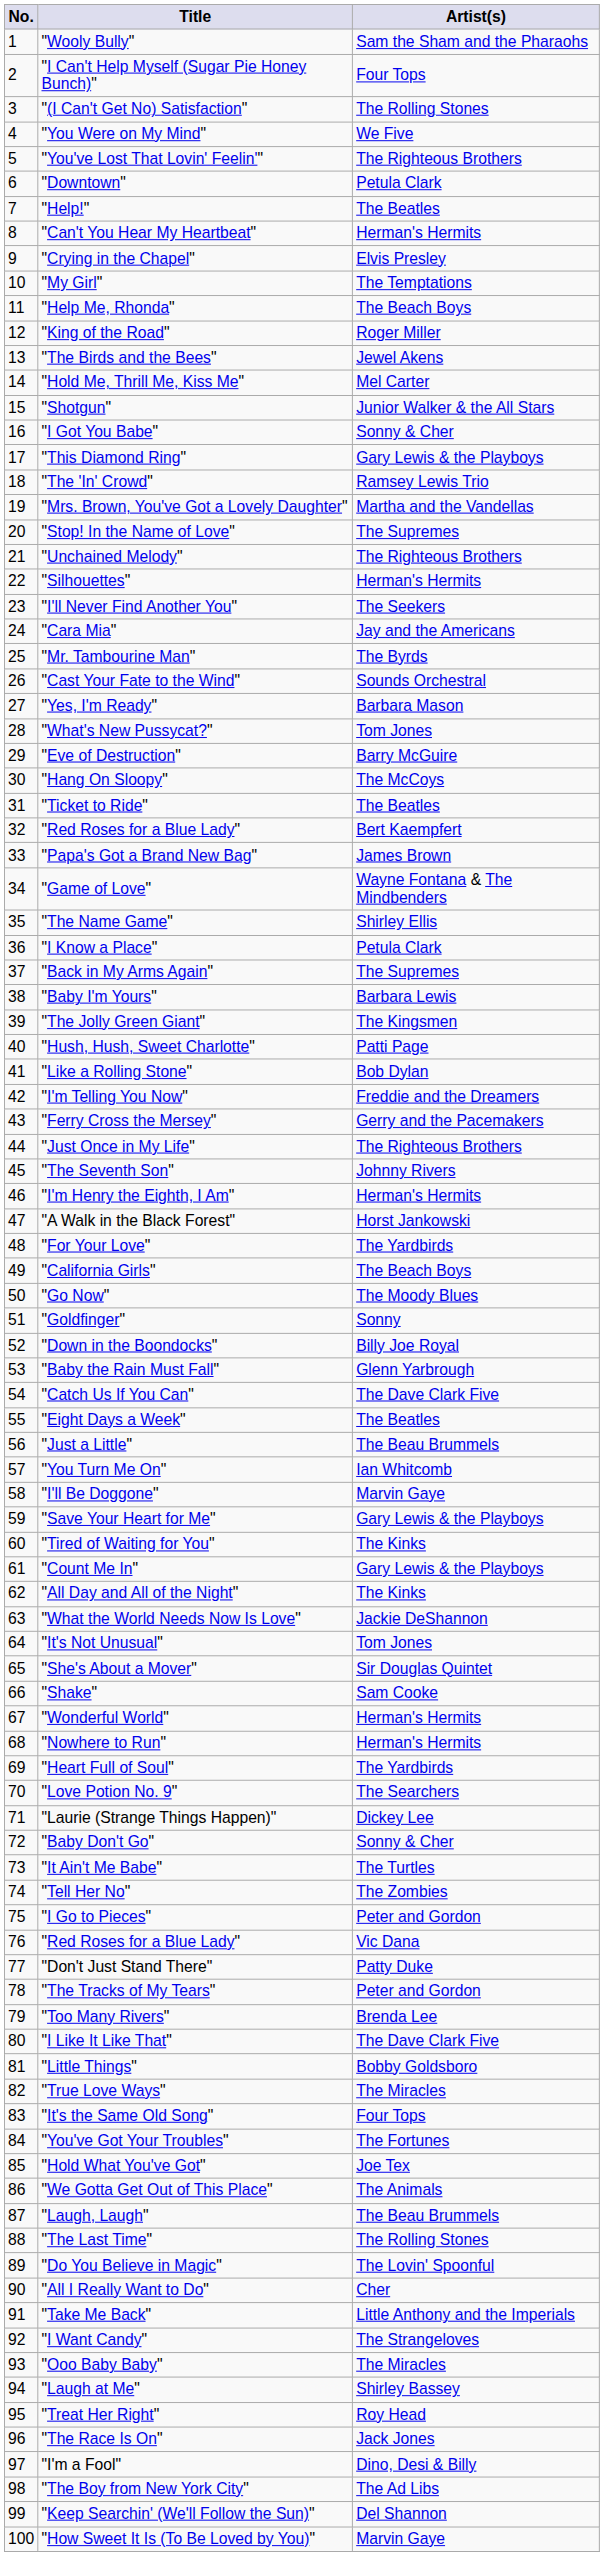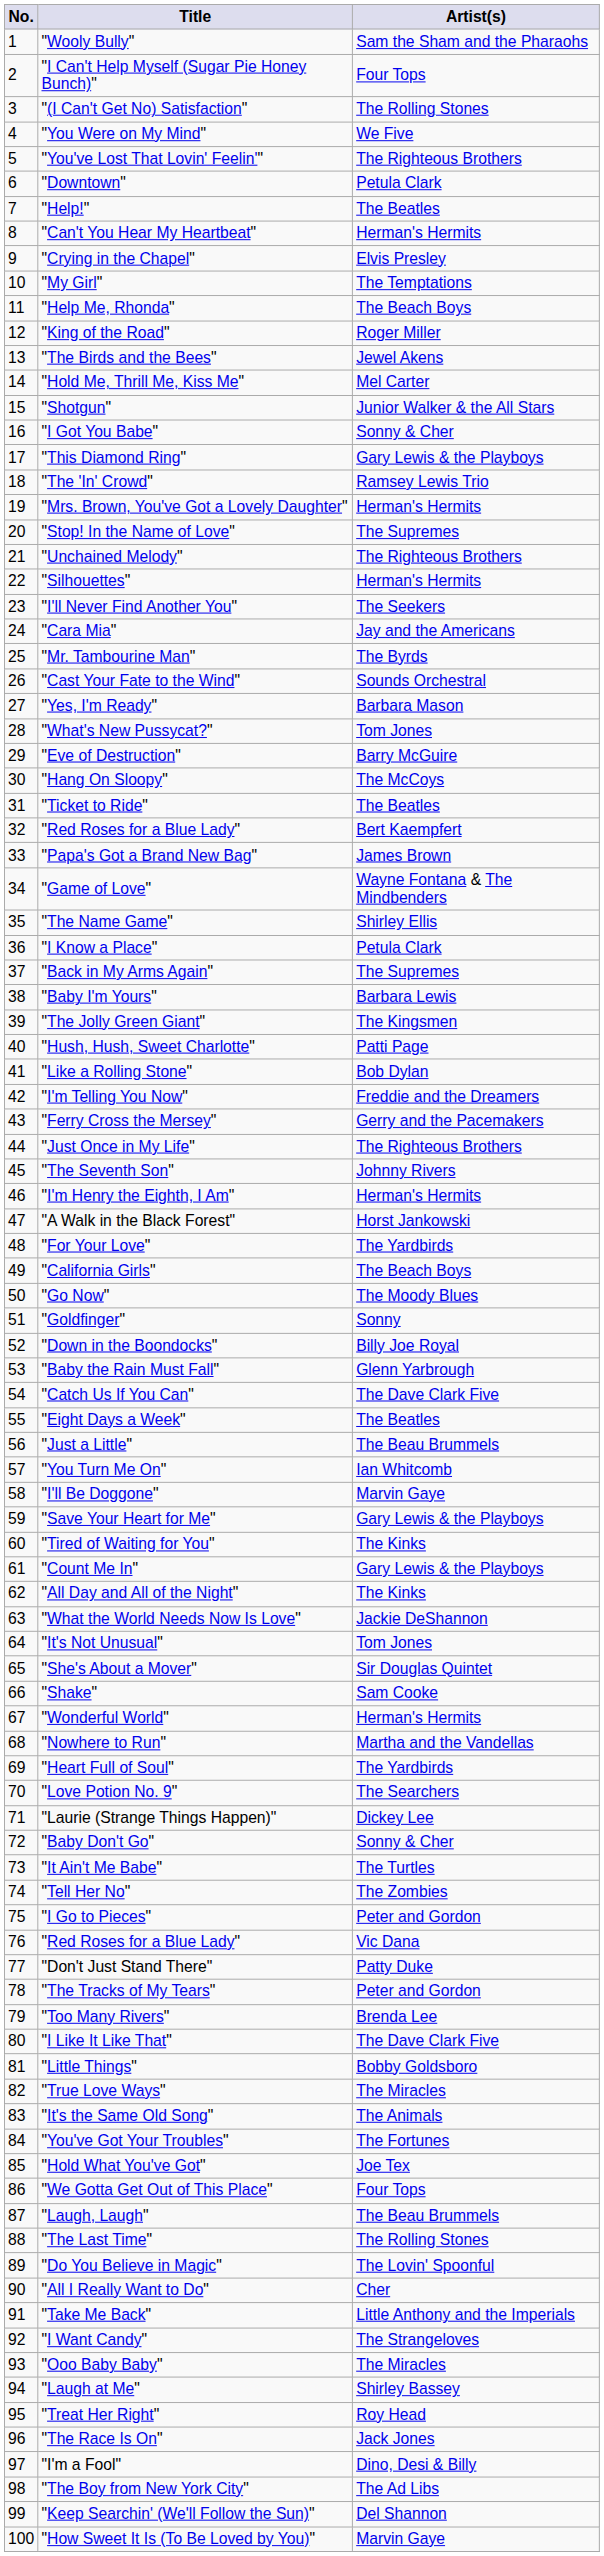(445, 507) Martha and the Vandellas -> (419, 507) Herman's Hermits
(419, 1743) Herman's Hermits -> (445, 1743) Martha and the Vandellas
(391, 2116) Four Tops -> (399, 2116) The Animals
(399, 2190) The Animals -> (391, 2190) Four Tops
